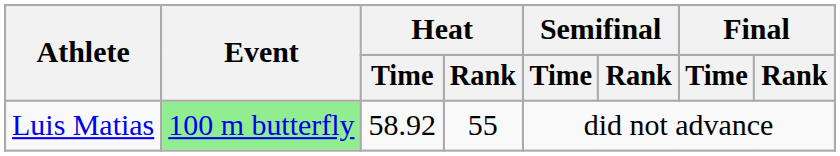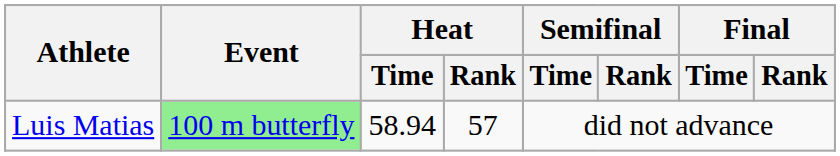(402, 125) 58.92 -> (402, 125) 58.94
(483, 125) 55 -> (483, 125) 57
